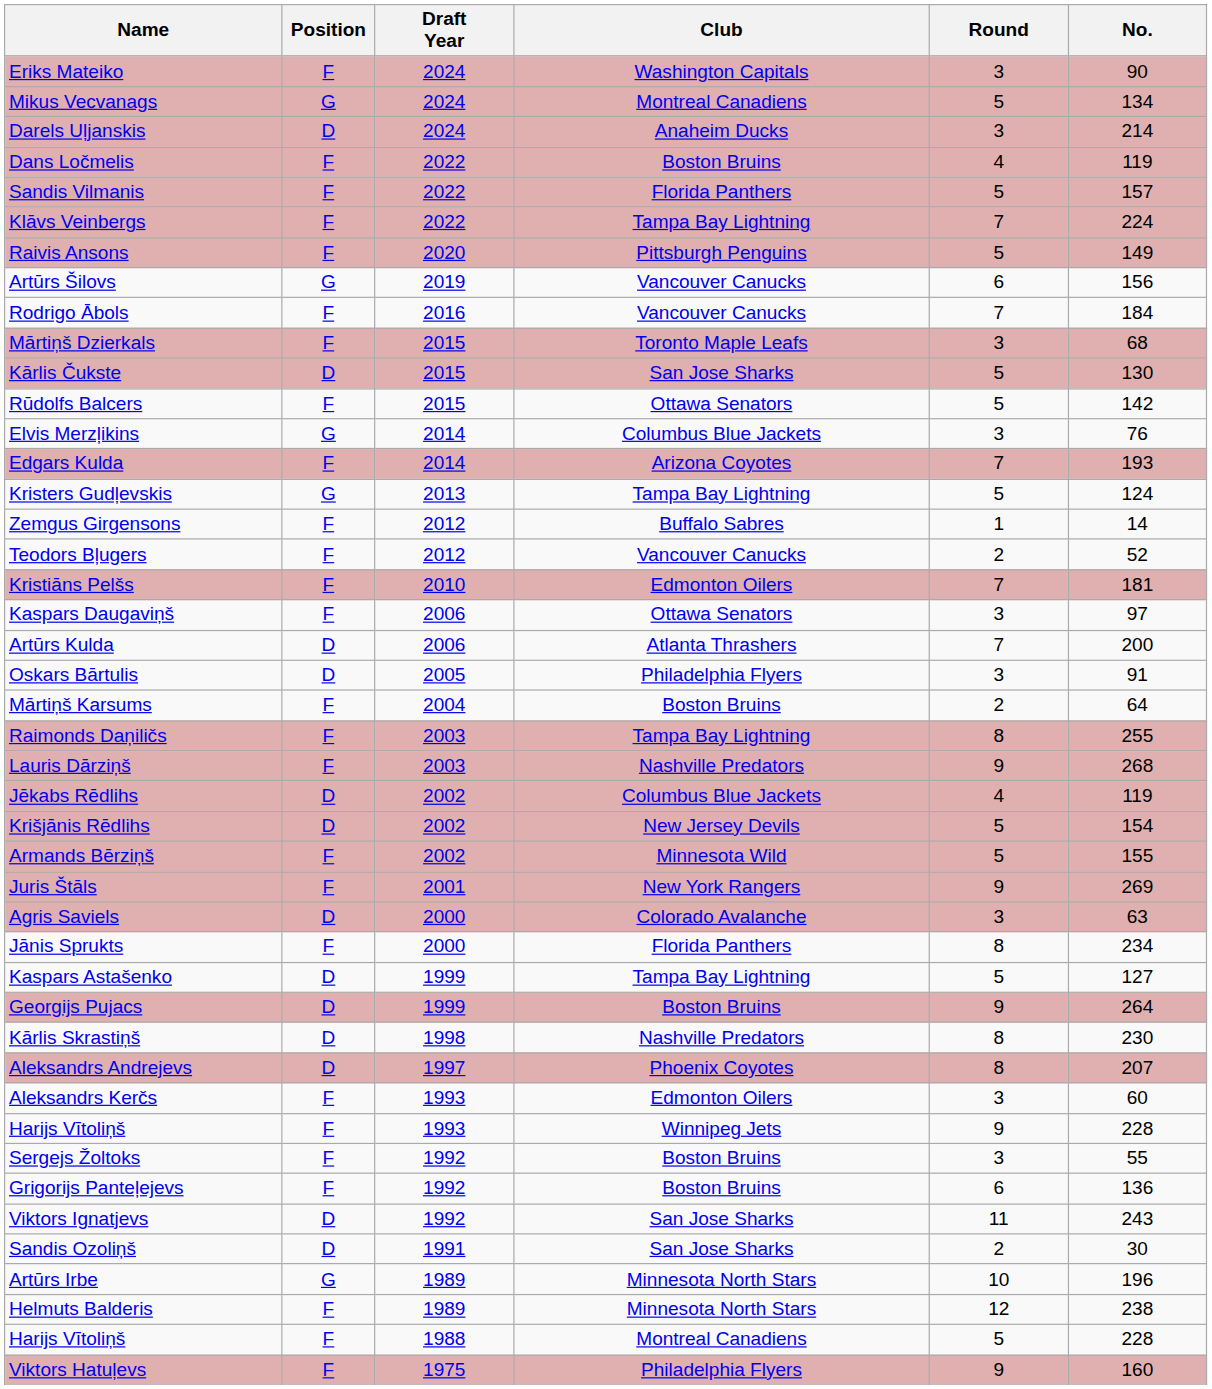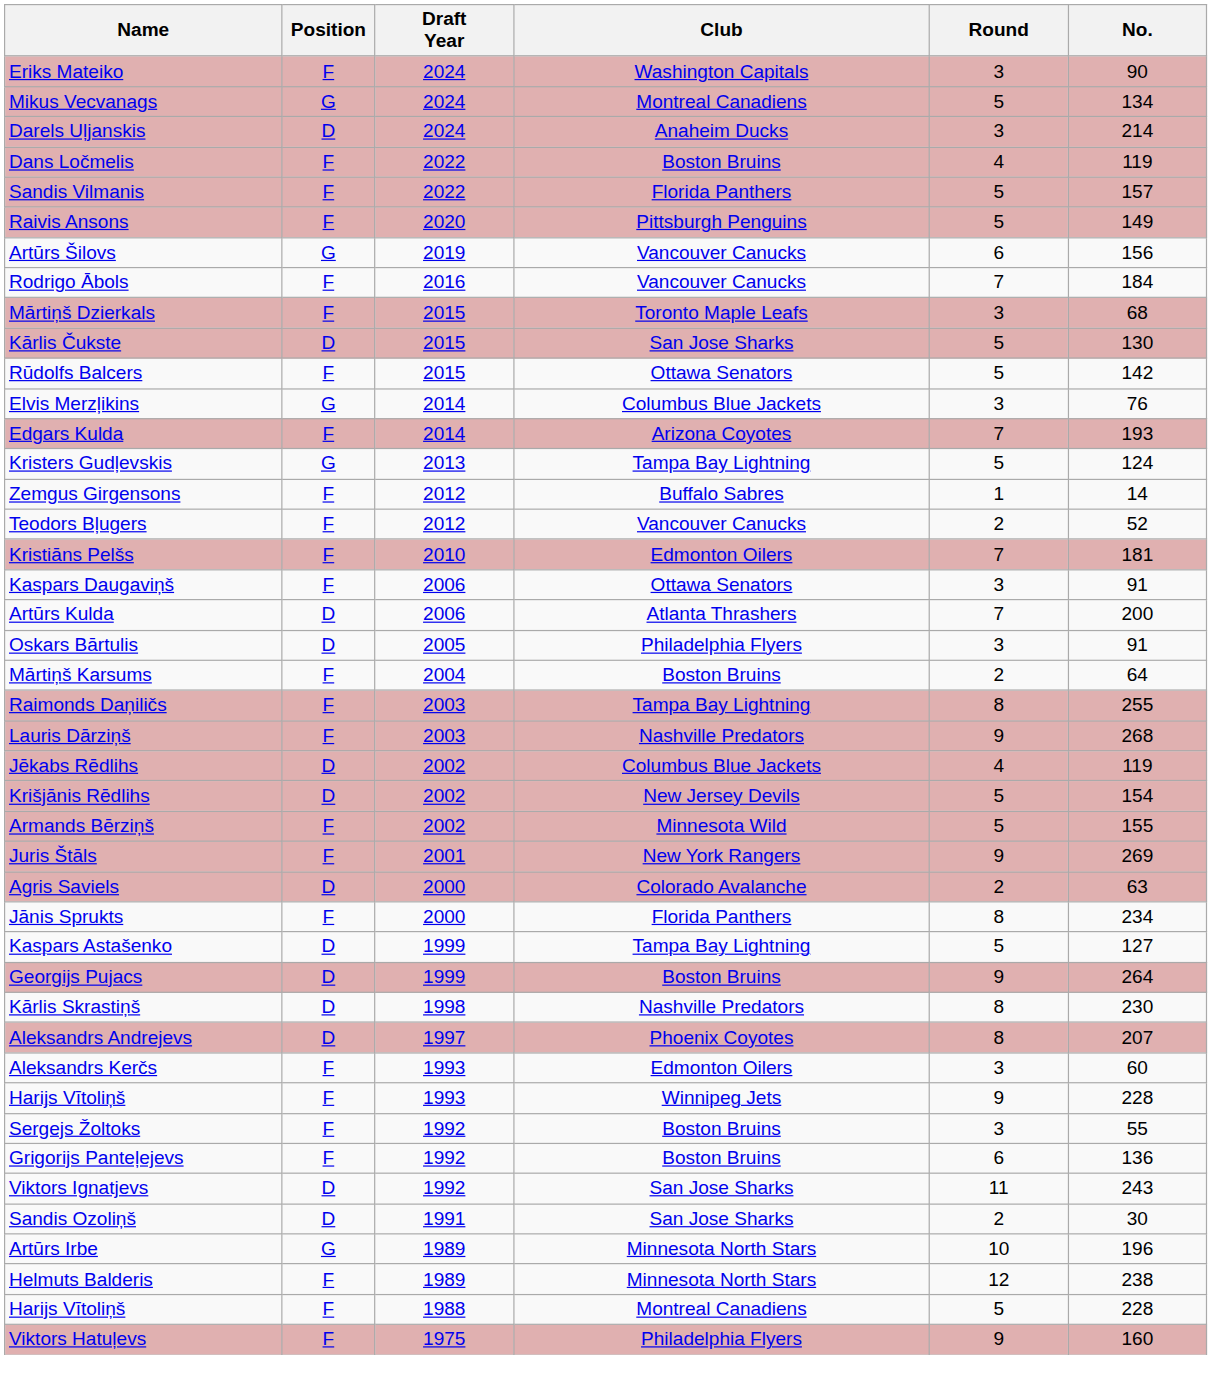- row: (77, 222)
(1137, 614) 97 -> (1137, 584) 91
(999, 916) 3 -> (999, 886) 2
